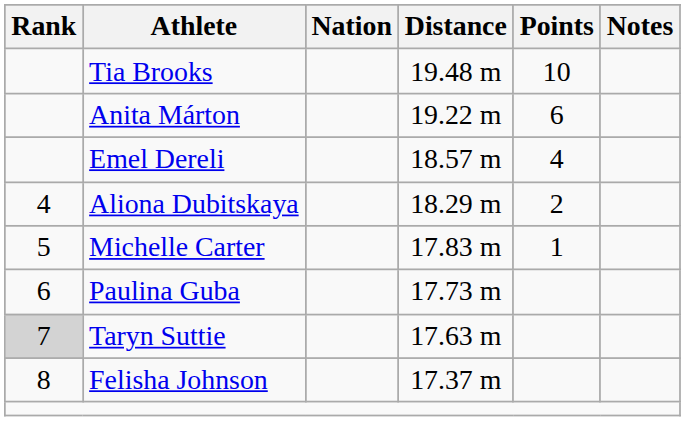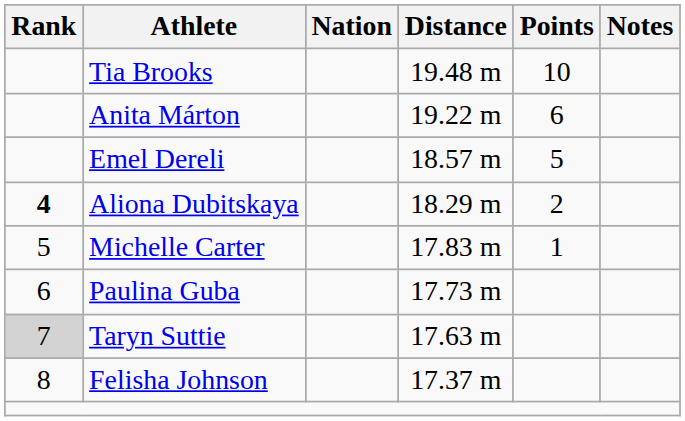(557, 159) 4 -> (557, 159) 5
(44, 203) normal -> (44, 203) bold
